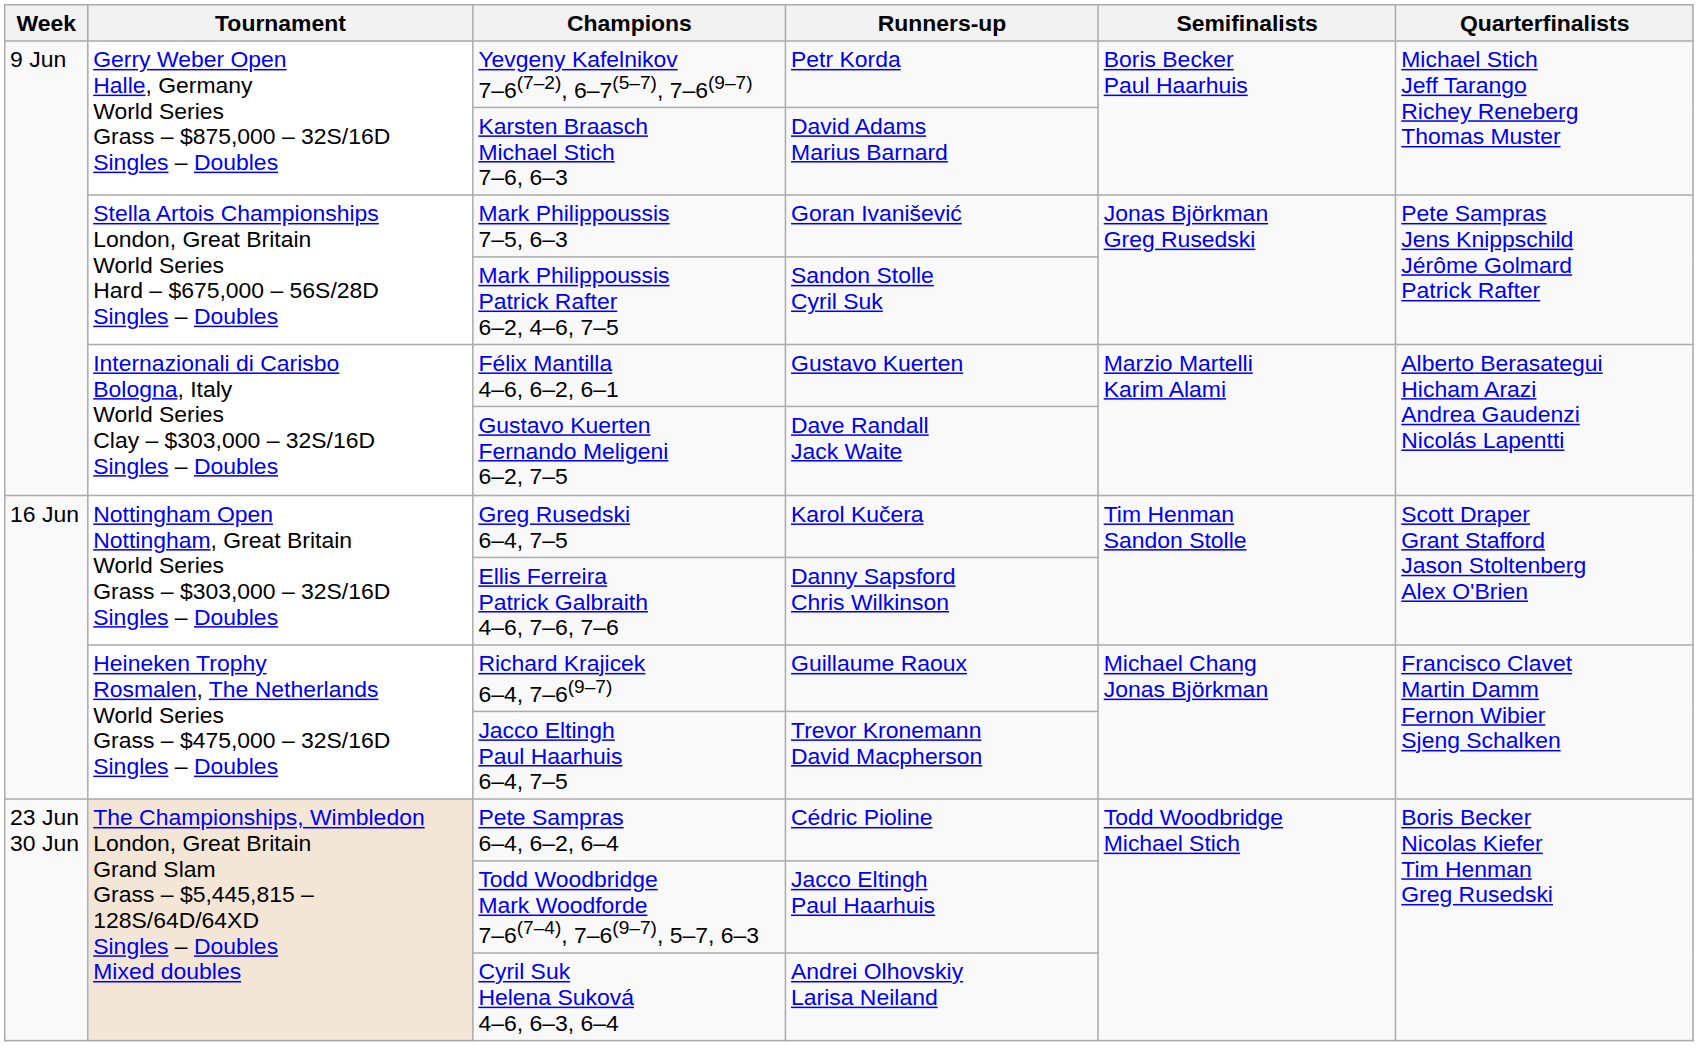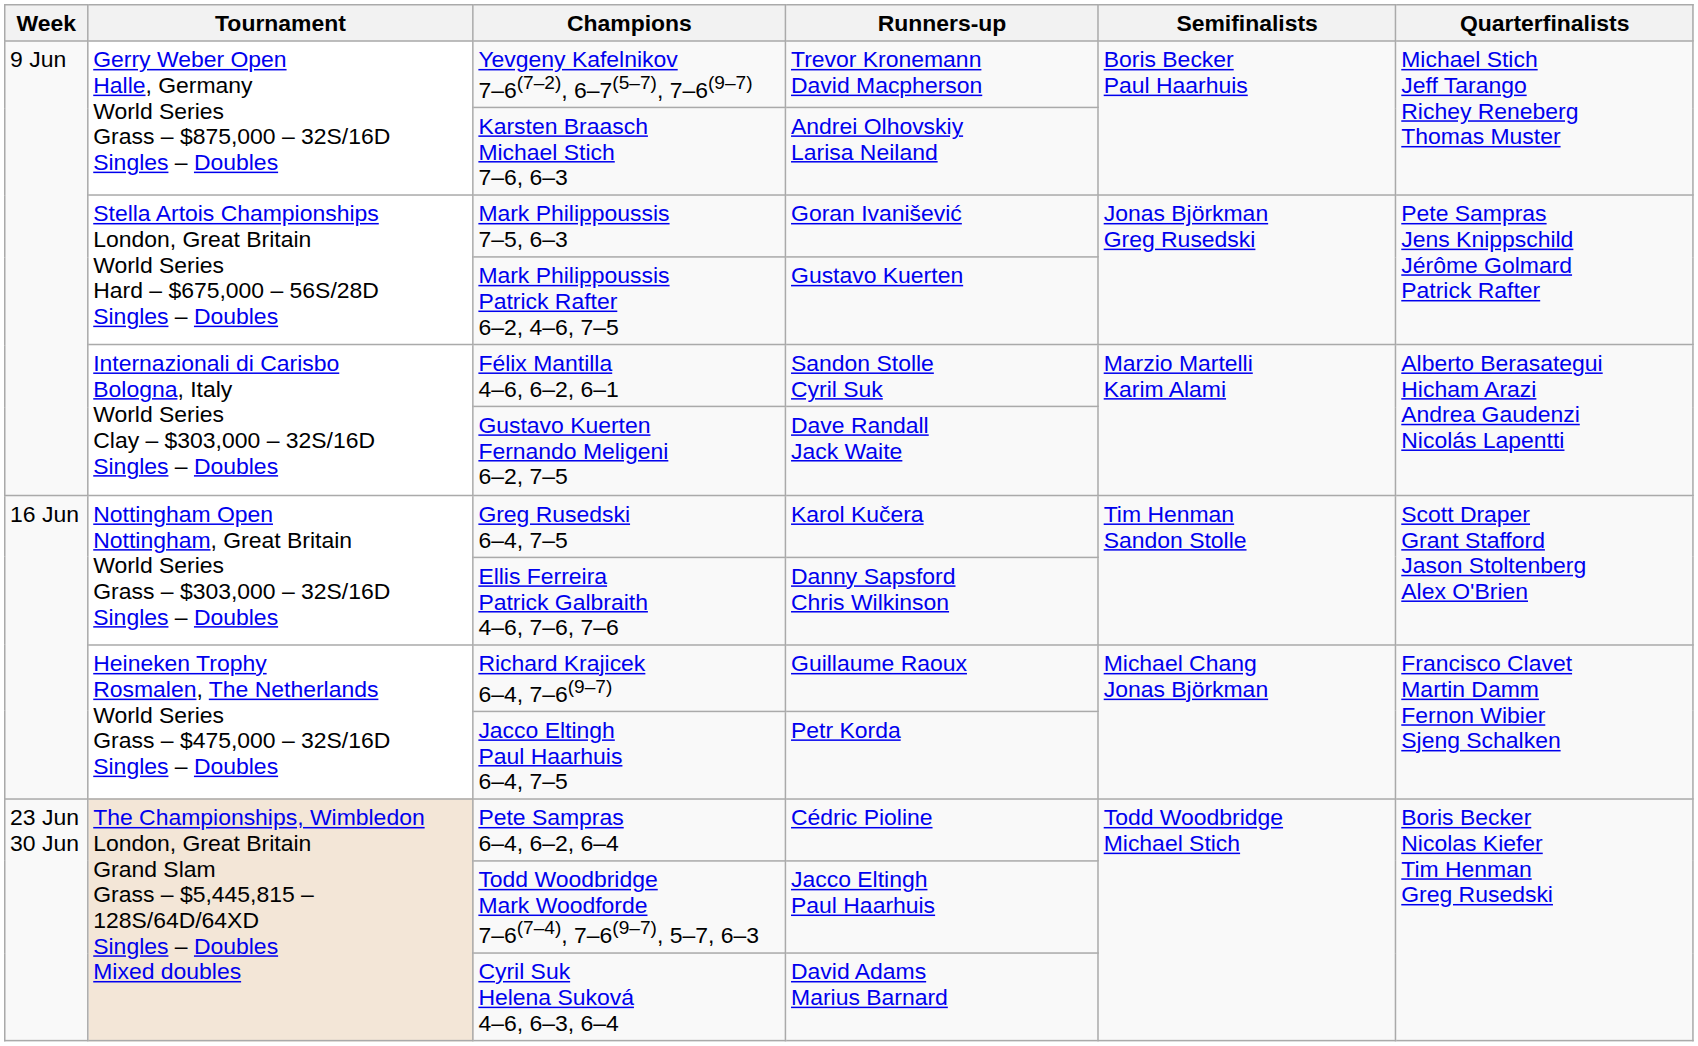(846, 59) Petr Korda -> (887, 72) Trevor Kronemann David Macpherson
(869, 139) David Adams Marius Barnard -> (877, 139) Andrei Olhovskiy Larisa Neiland
(862, 289) Sandon Stolle Cyril Suk -> (877, 276) Gustavo Kuerten
(877, 363) Gustavo Kuerten -> (862, 376) Sandon Stolle Cyril Suk
(887, 742) Trevor Kronemann David Macpherson -> (846, 729) Petr Korda
(877, 984) Andrei Olhovskiy Larisa Neiland -> (869, 984) David Adams Marius Barnard
